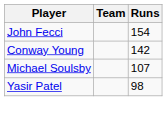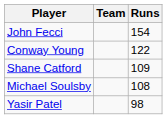(140, 50) 142 -> (140, 50) 122
+ row: (44, 68)
(140, 68) 107 -> (140, 86) 108
